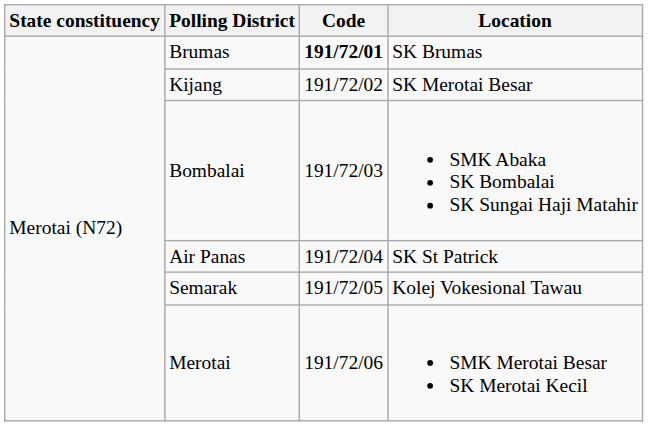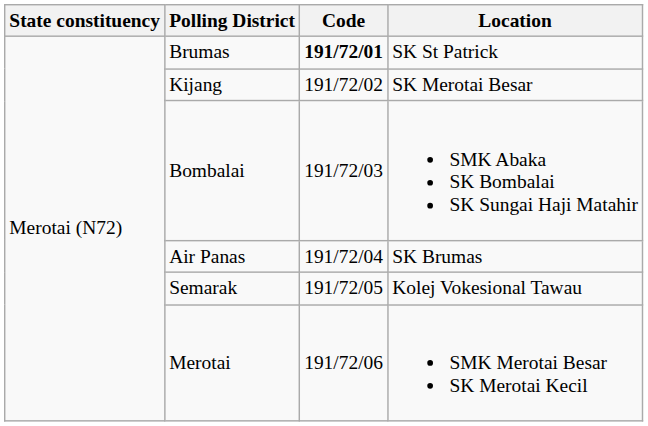(437, 52) SK Brumas -> (445, 52) SK St Patrick
(445, 255) SK St Patrick -> (437, 255) SK Brumas
